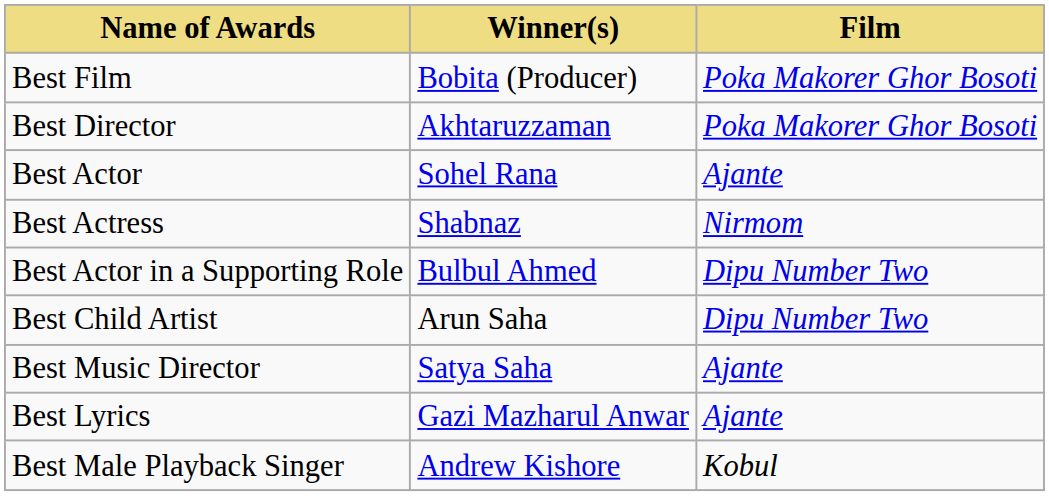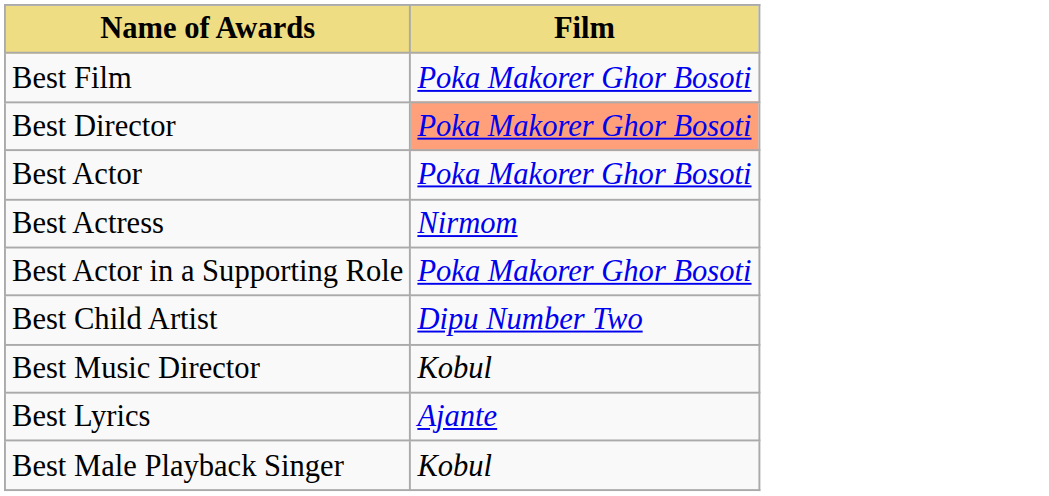- column: (553, 28)
(870, 125) no background -> (584, 125) lightsalmon background
(743, 174) Ajante -> (584, 174) Poka Makorer Ghor Bosoti
(816, 271) Dipu Number Two -> (584, 271) Poka Makorer Ghor Bosoti
(743, 367) Ajante -> (455, 367) Kobul
